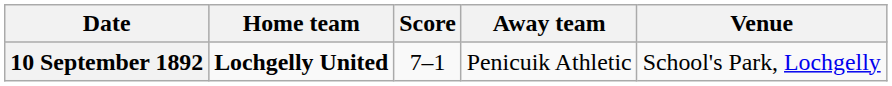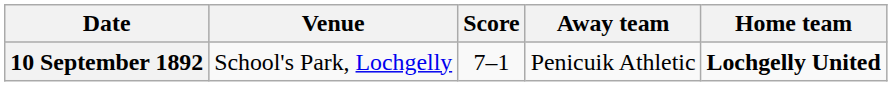columns swapped: (301, 23) <-> (762, 23)
